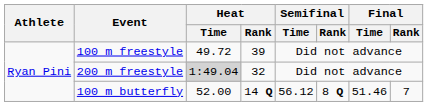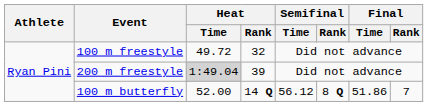(258, 52) 39 -> (258, 52) 32
(258, 71) 32 -> (258, 71) 39
(369, 91) 51.46 -> (369, 91) 51.86
